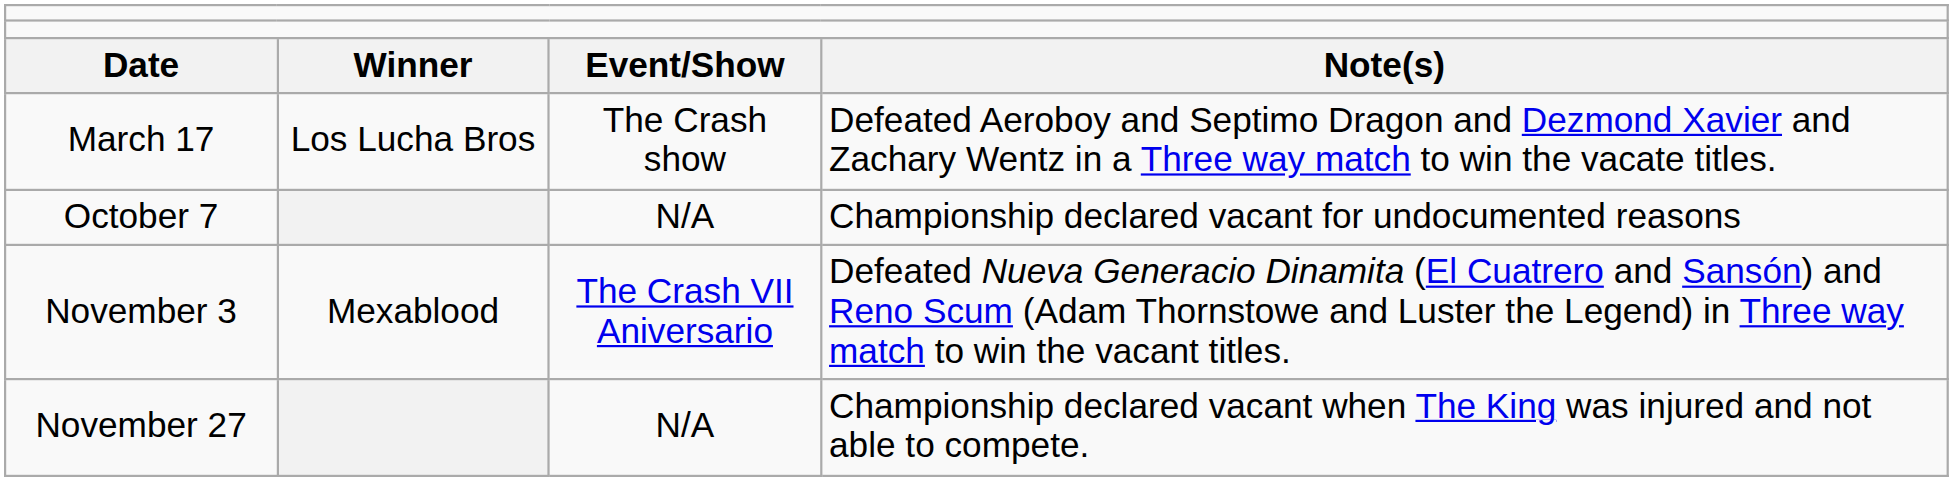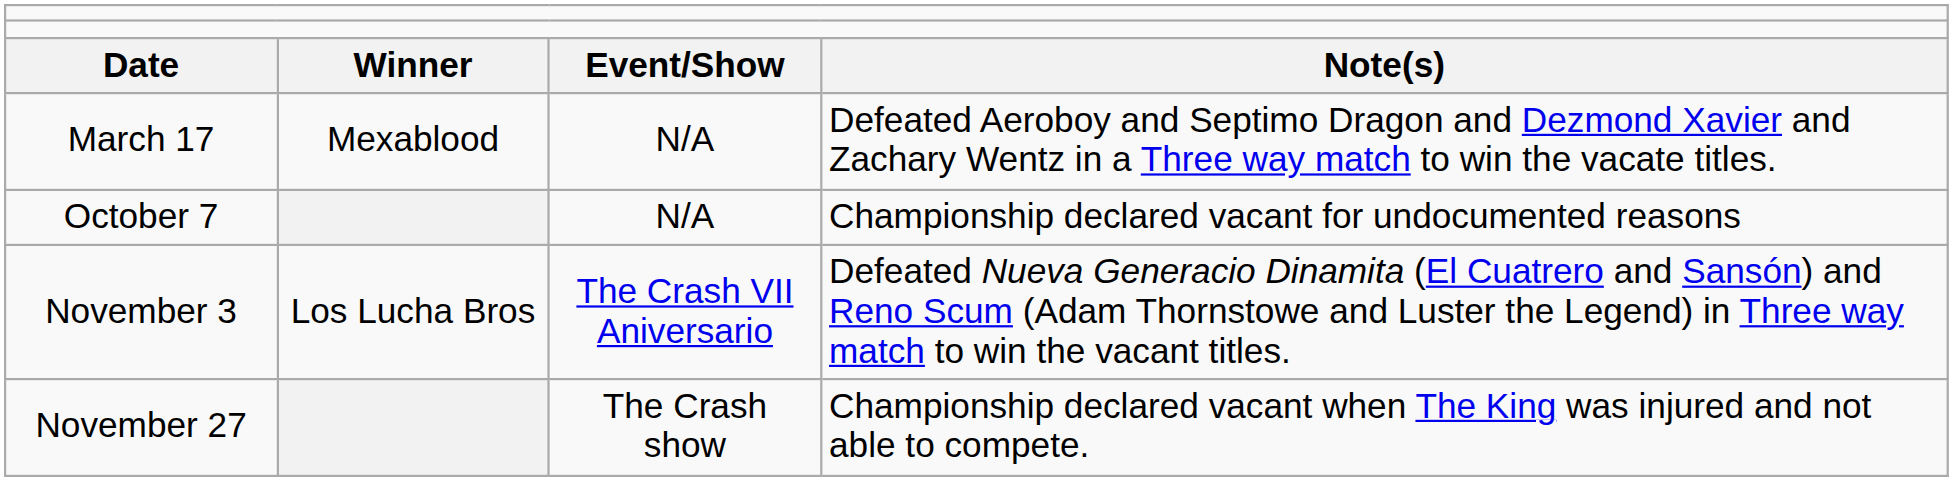(413, 140) Los Lucha Bros -> (413, 140) Mexablood
(685, 140) The Crash show -> (685, 140) N/A
(413, 311) Mexablood -> (413, 311) Los Lucha Bros
(685, 426) N/A -> (685, 426) The Crash show
